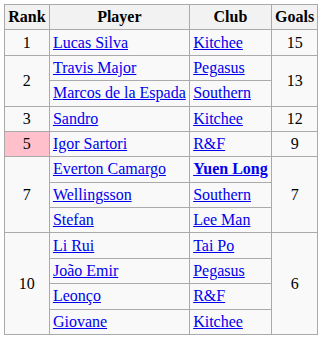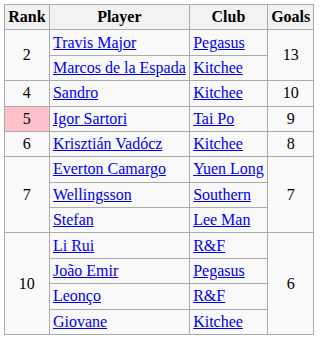- row: (90, 42)
(222, 93) Southern -> (218, 67) Kitchee
(27, 118) 3 -> (27, 93) 4
(295, 118) 12 -> (291, 93) 10
(209, 144) R&F -> (214, 118) Tai Po
+ row: (108, 144)
(230, 169) bold -> (228, 169) normal
(214, 245) Tai Po -> (209, 245) R&F
